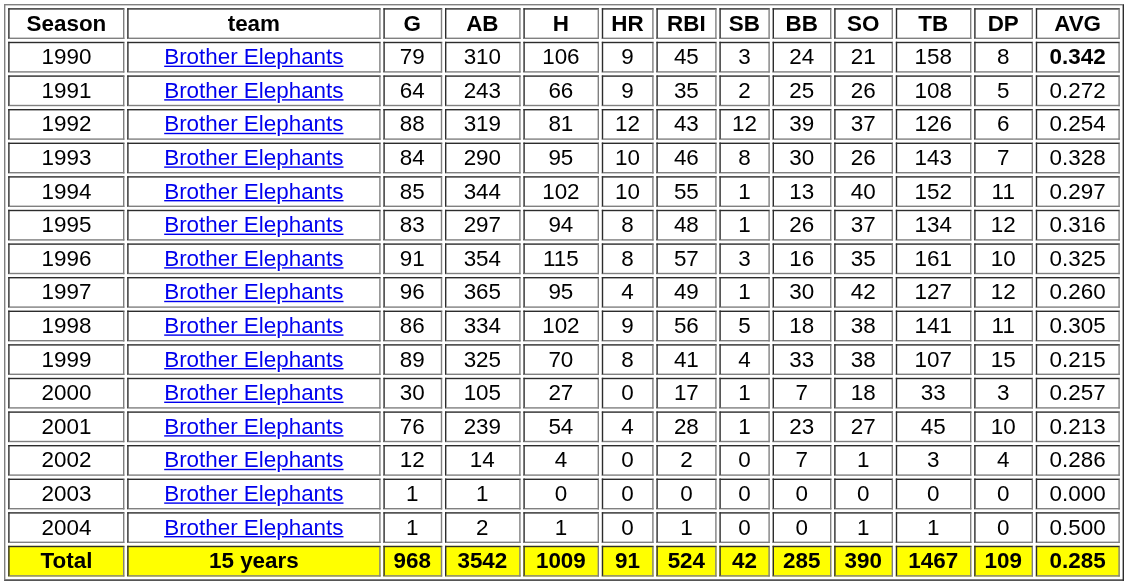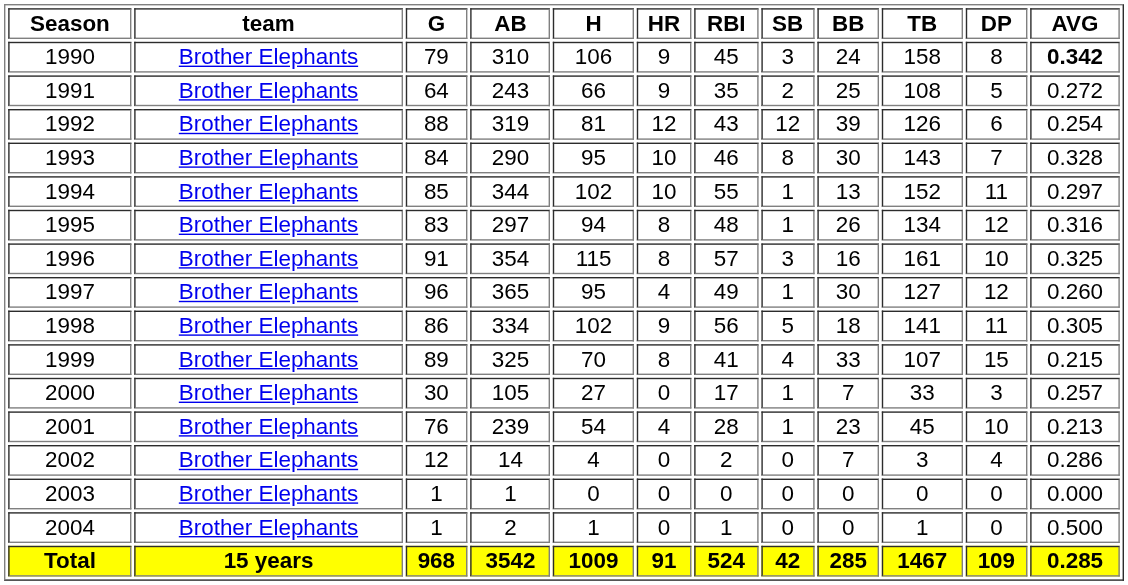- column: (863, 23)
